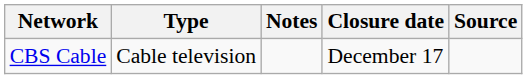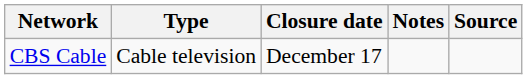columns swapped: (386, 21) <-> (292, 21)
